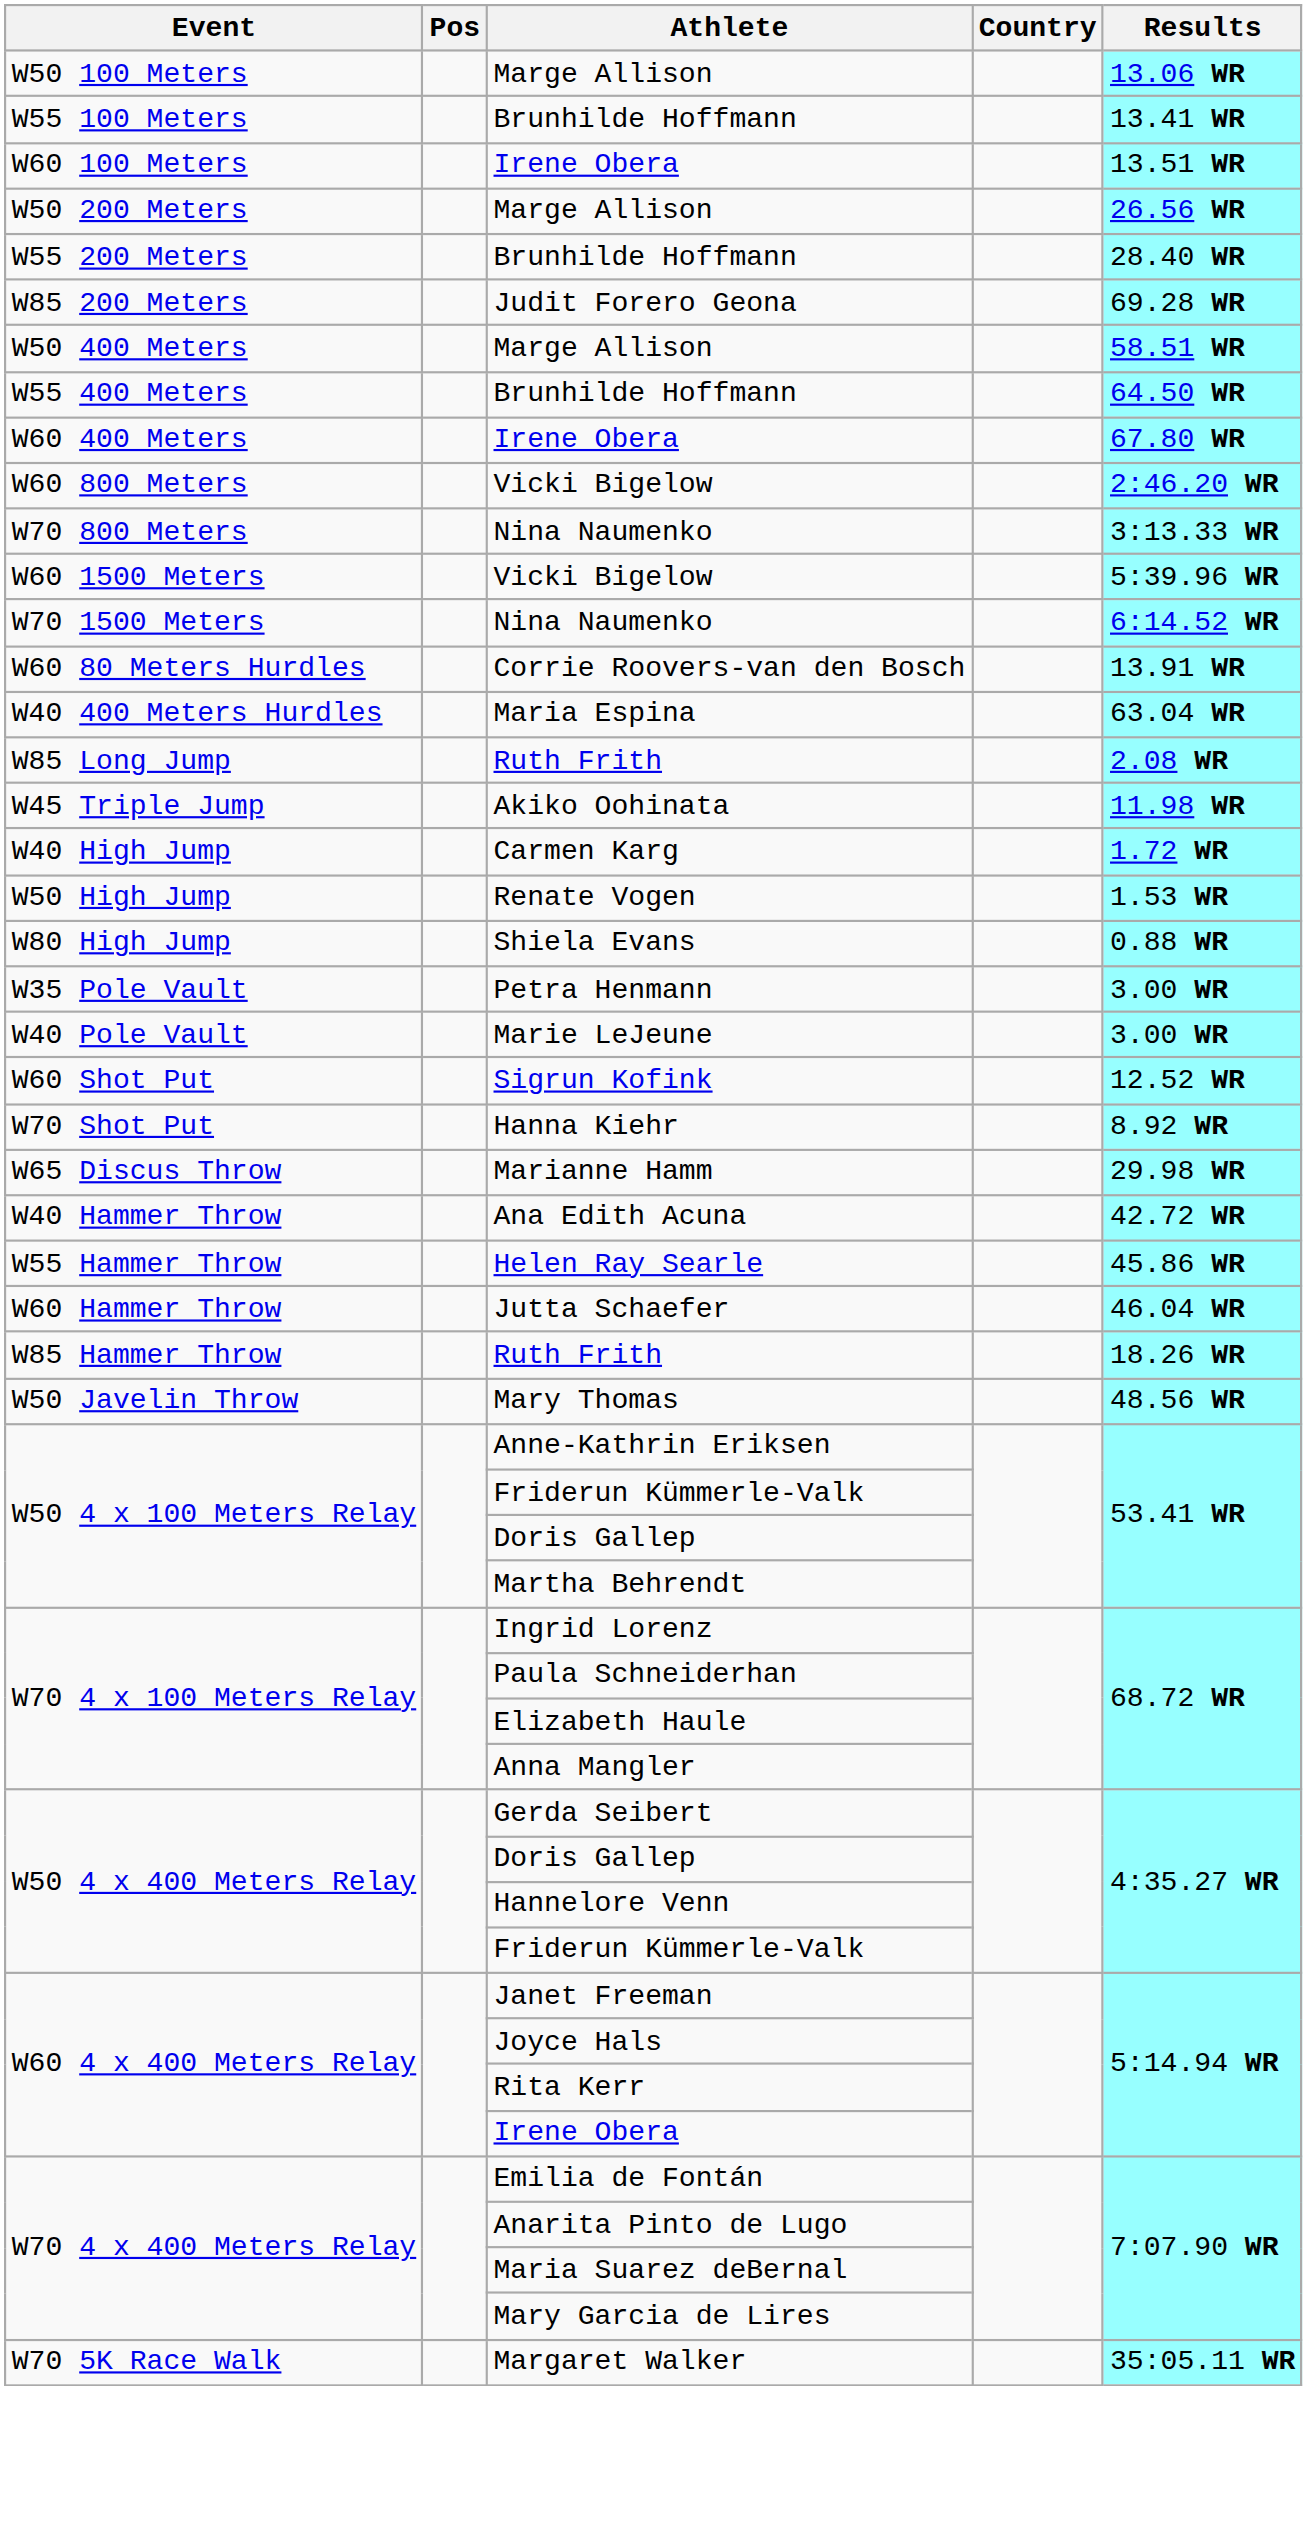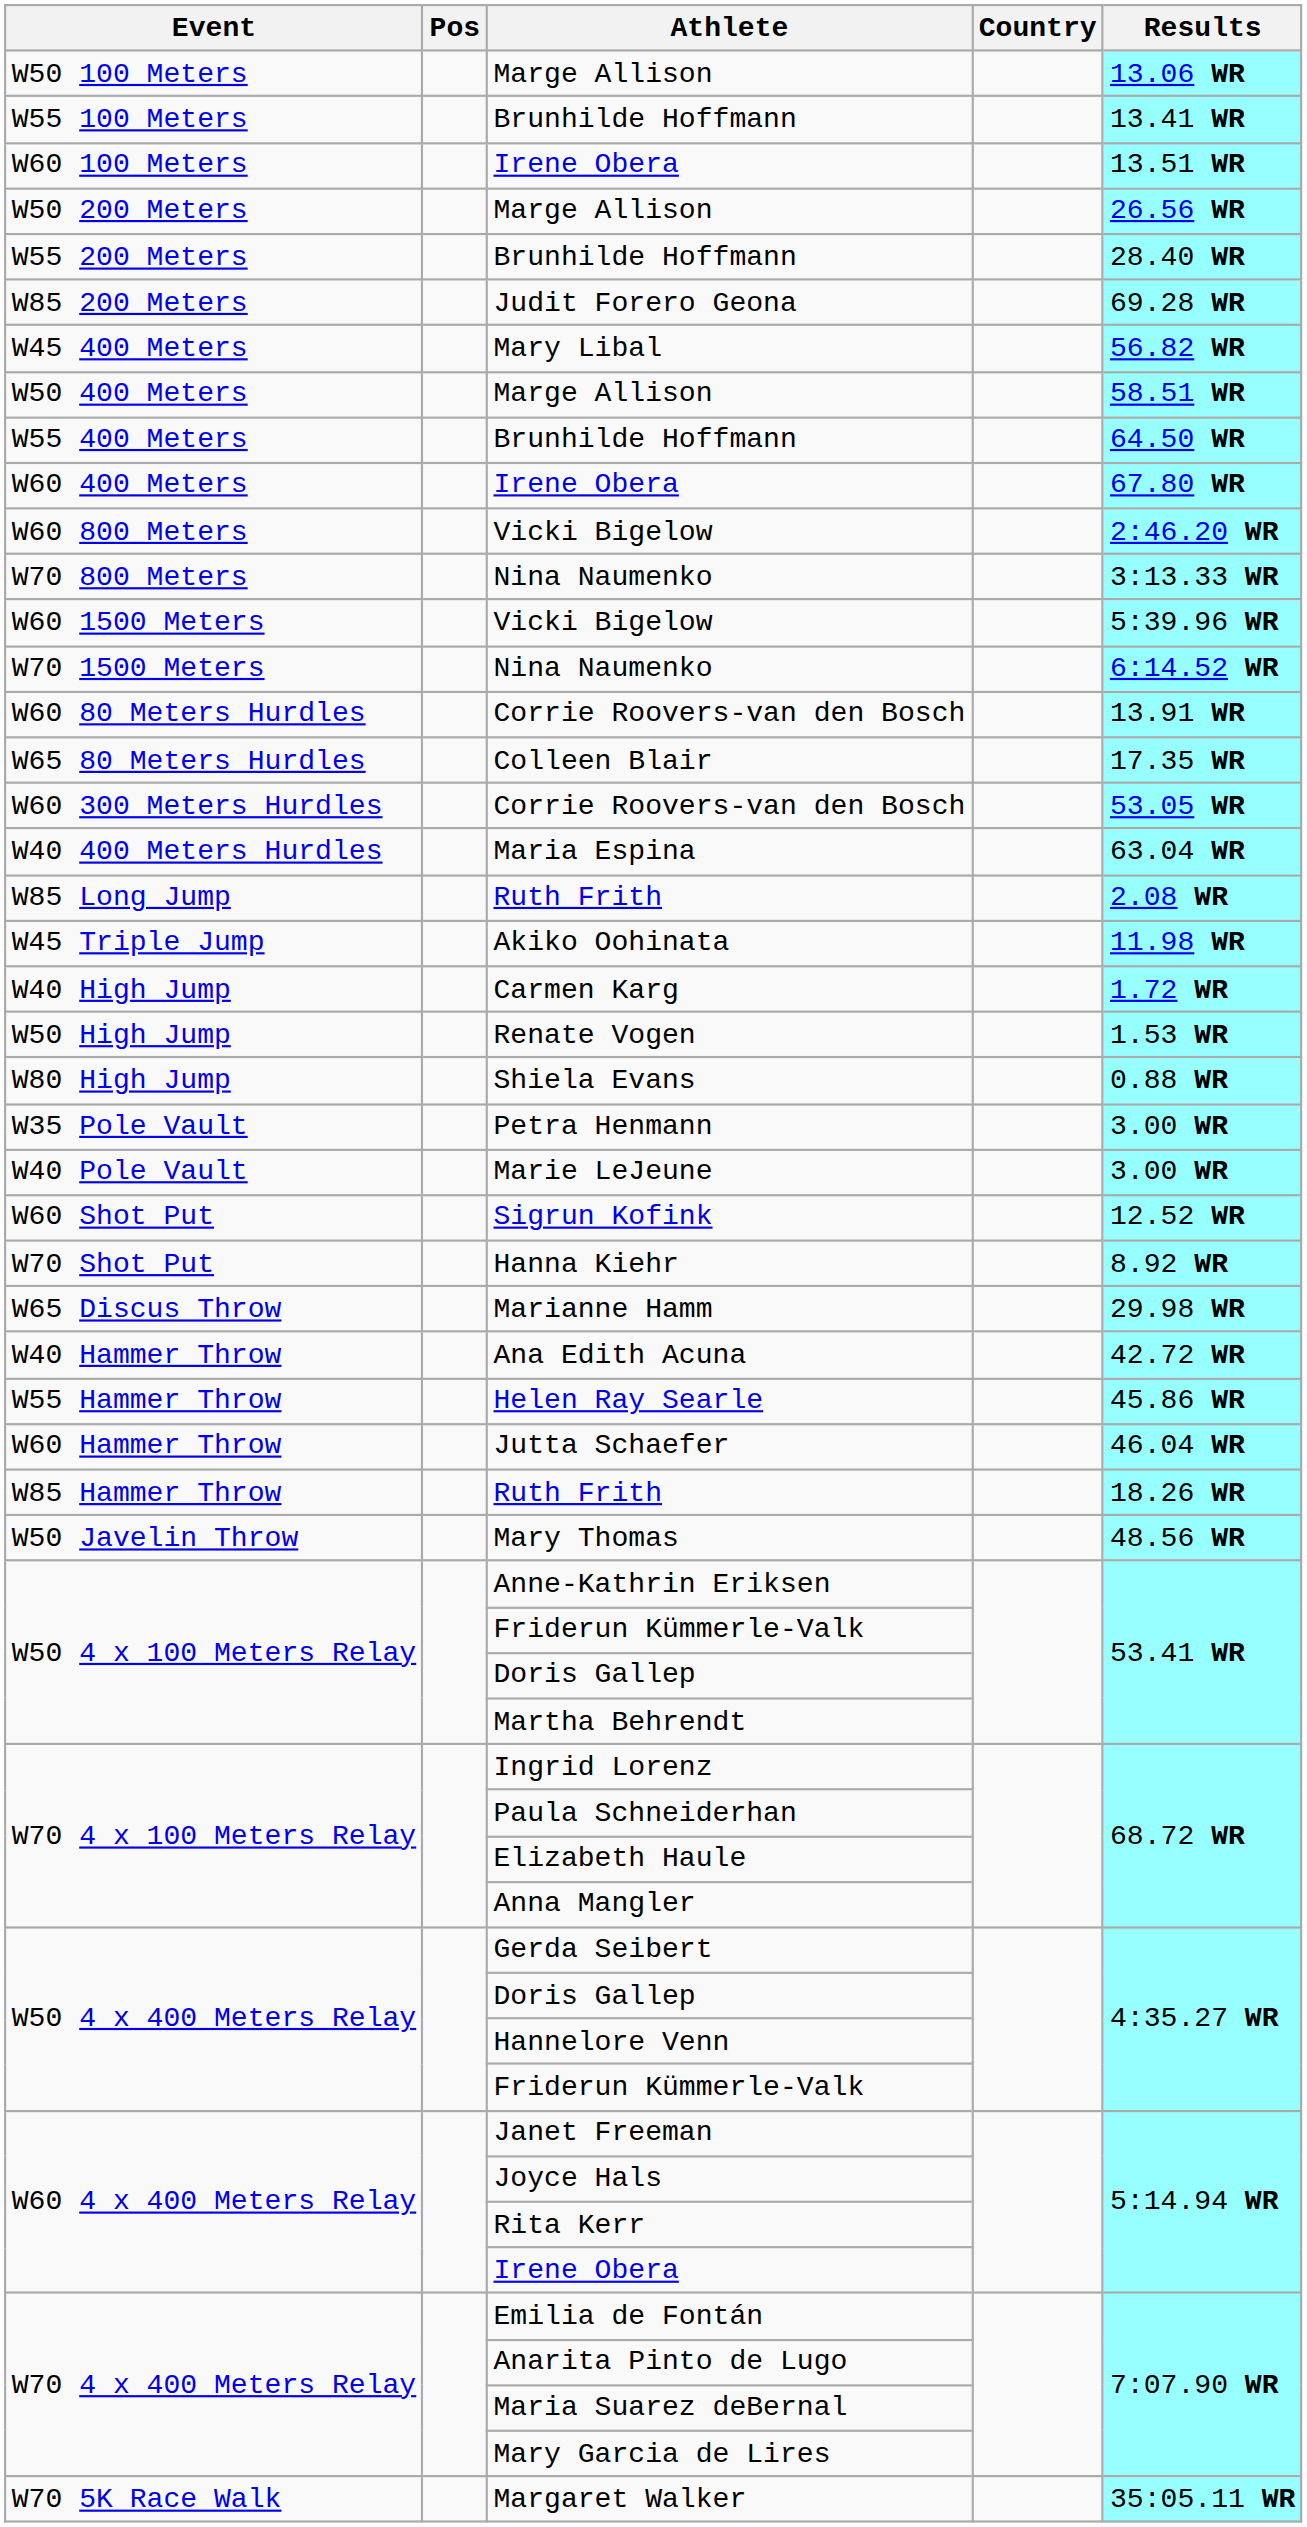+ row: (130, 348)
+ row: (189, 760)
+ row: (197, 806)
